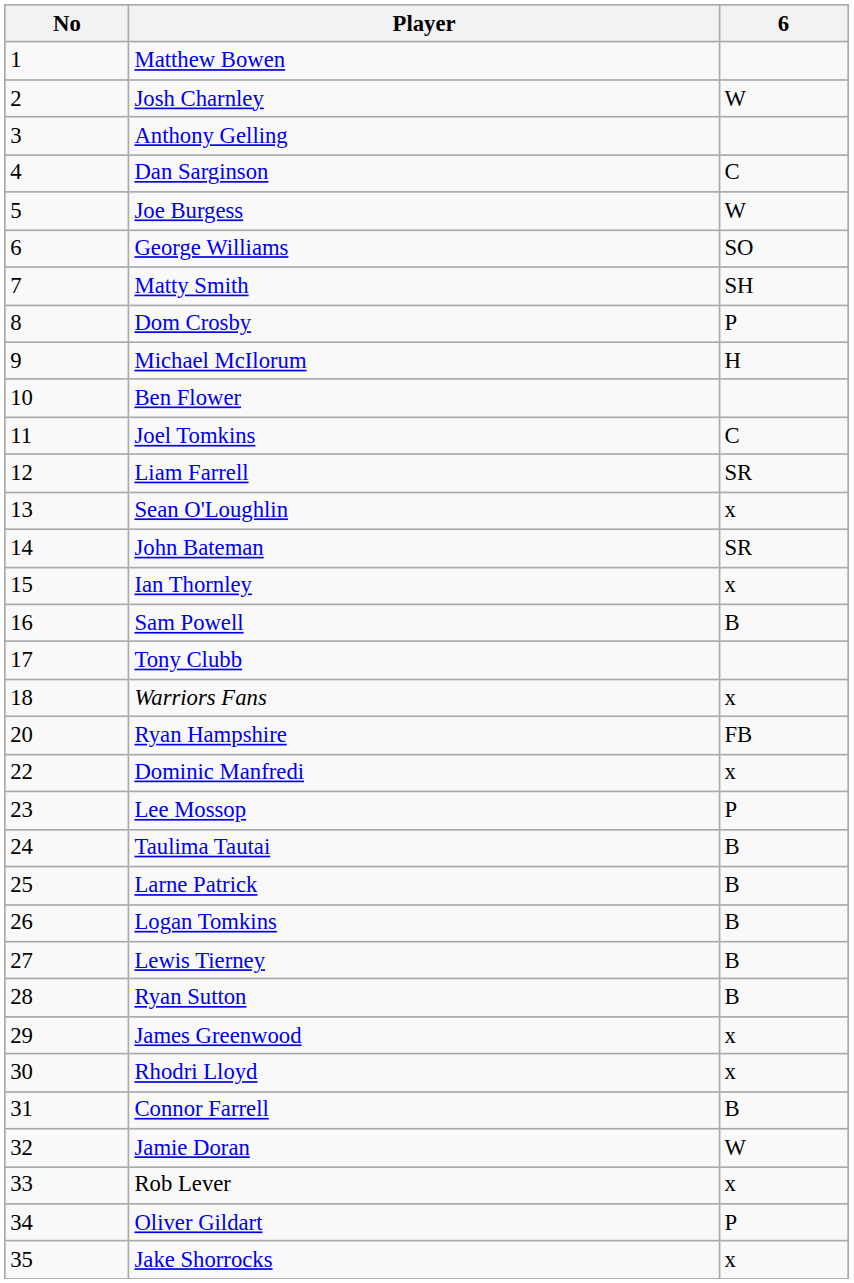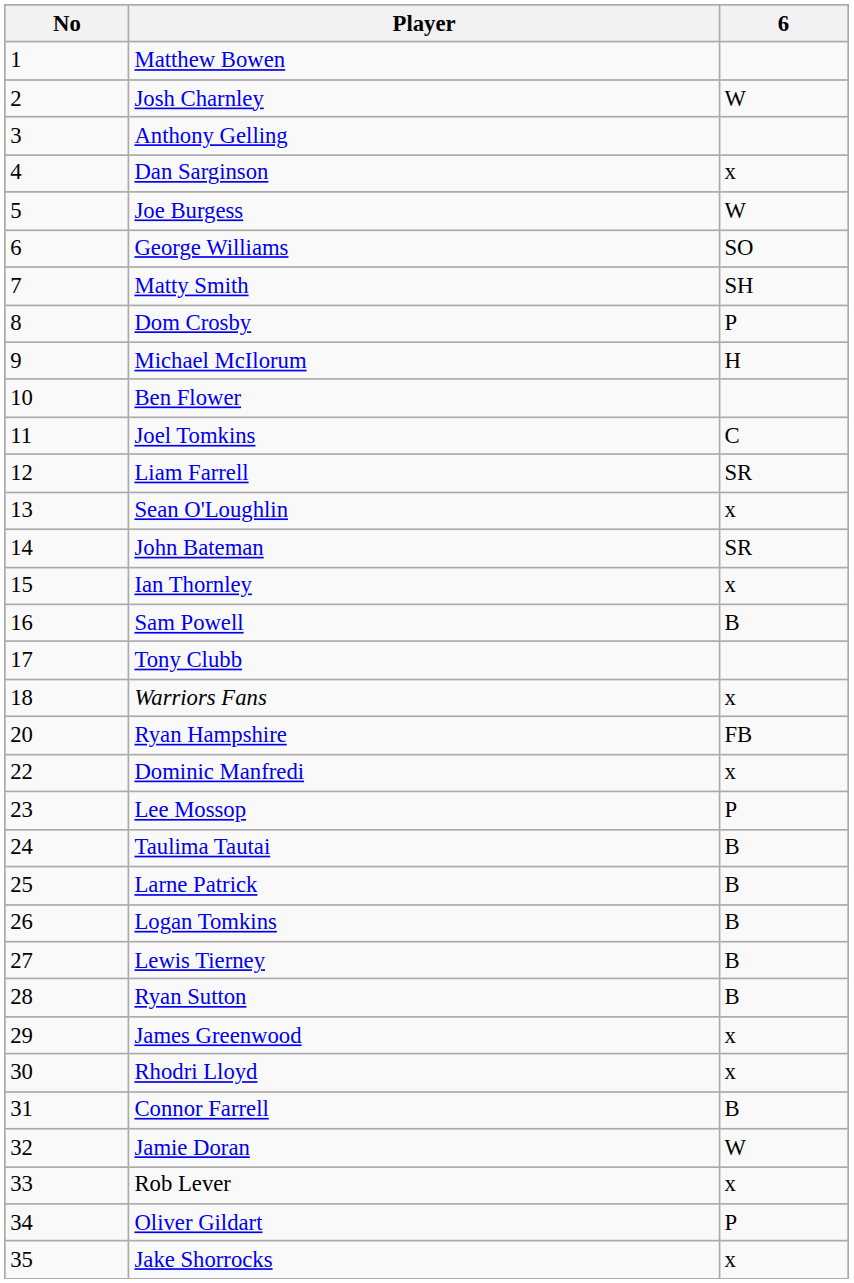(732, 172) C -> (730, 172) x
